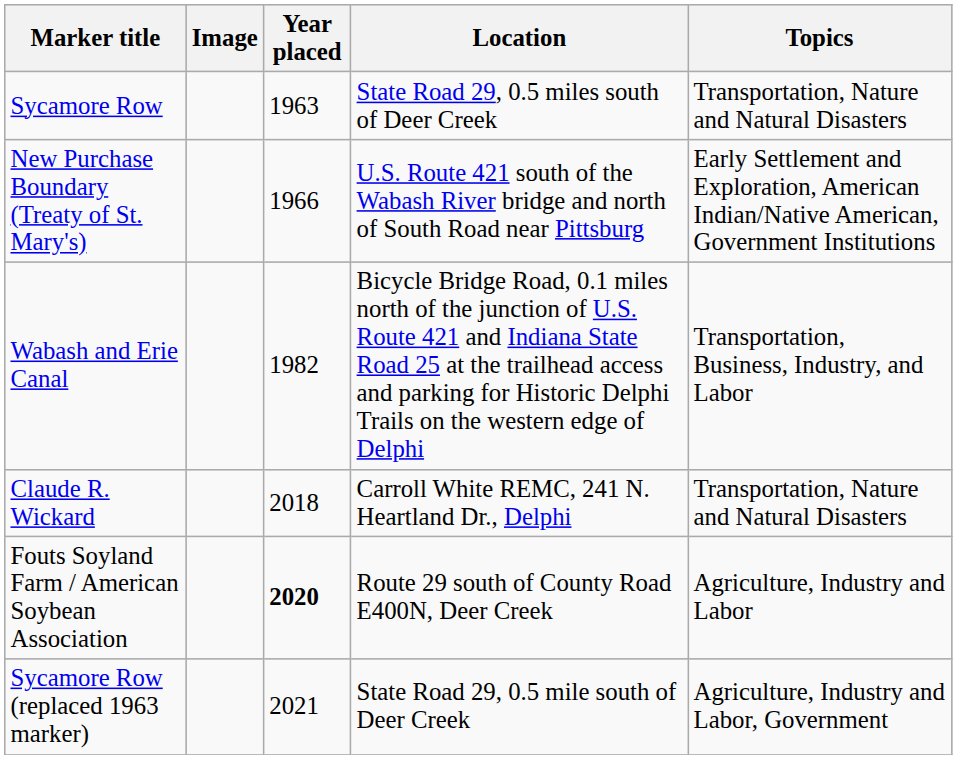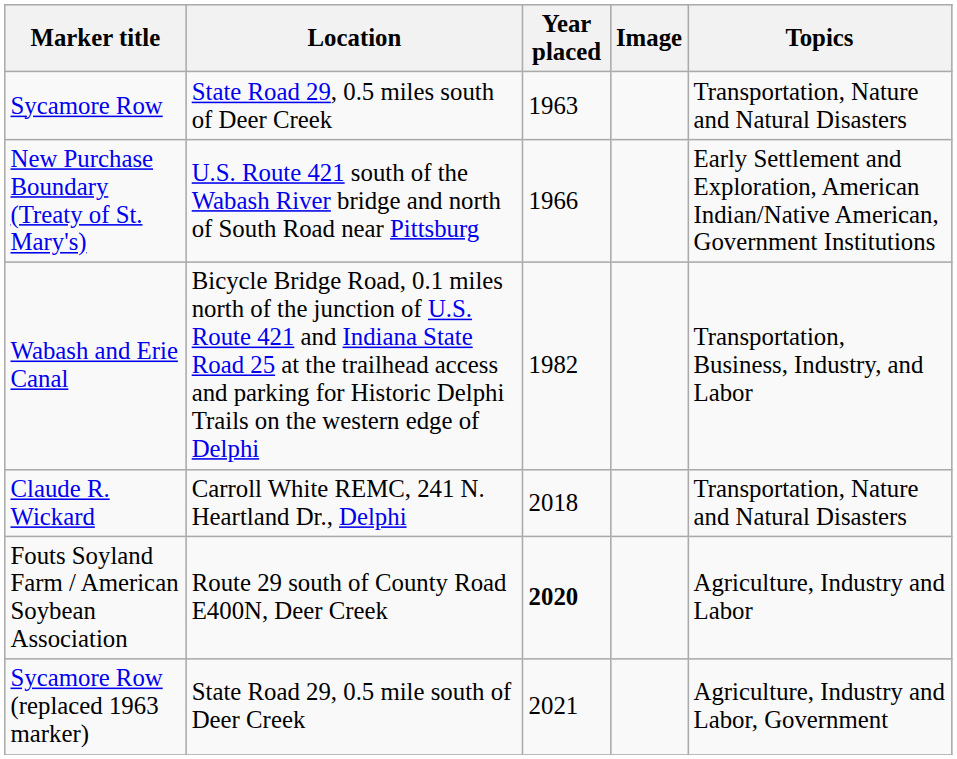columns swapped: (225, 38) <-> (519, 38)
